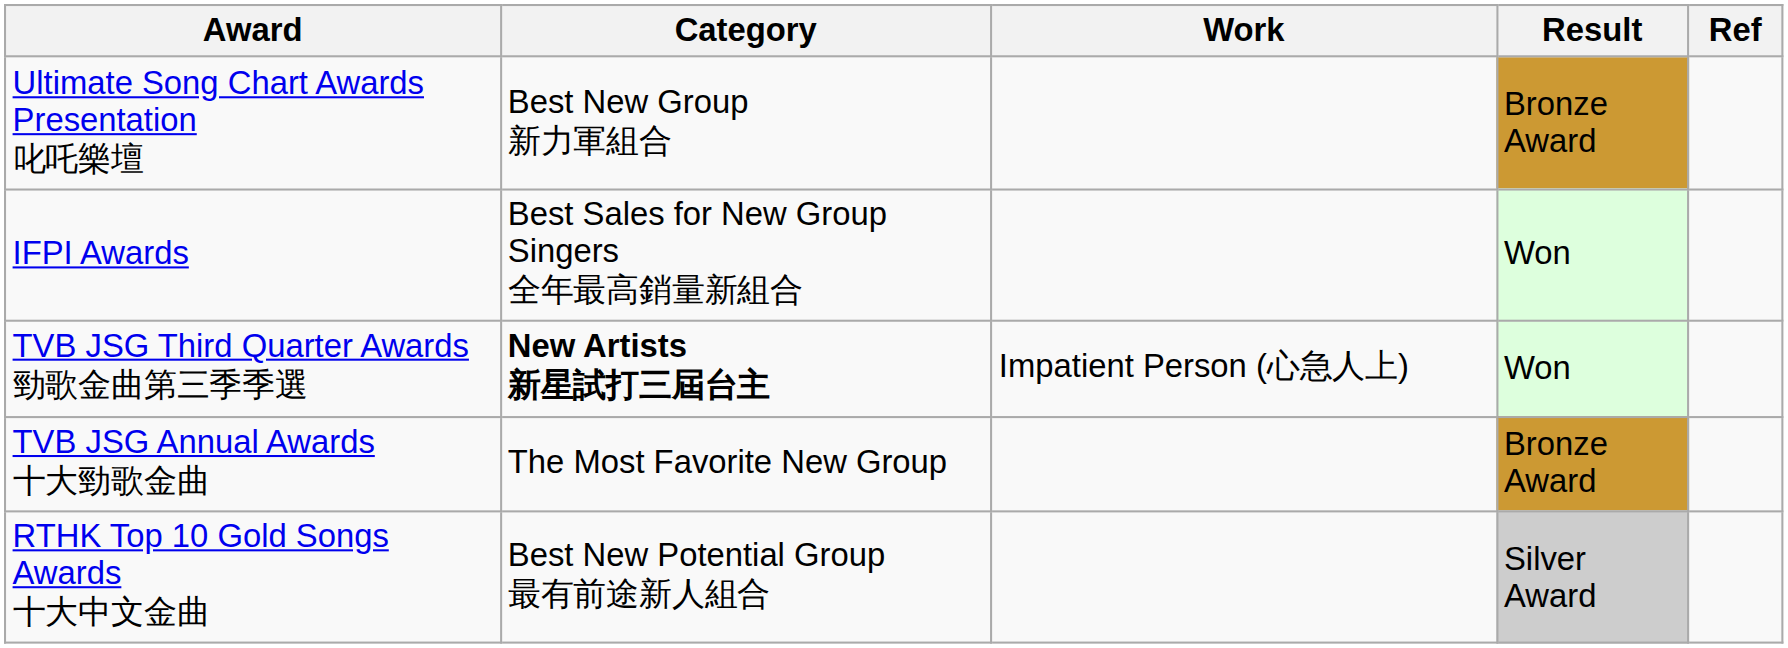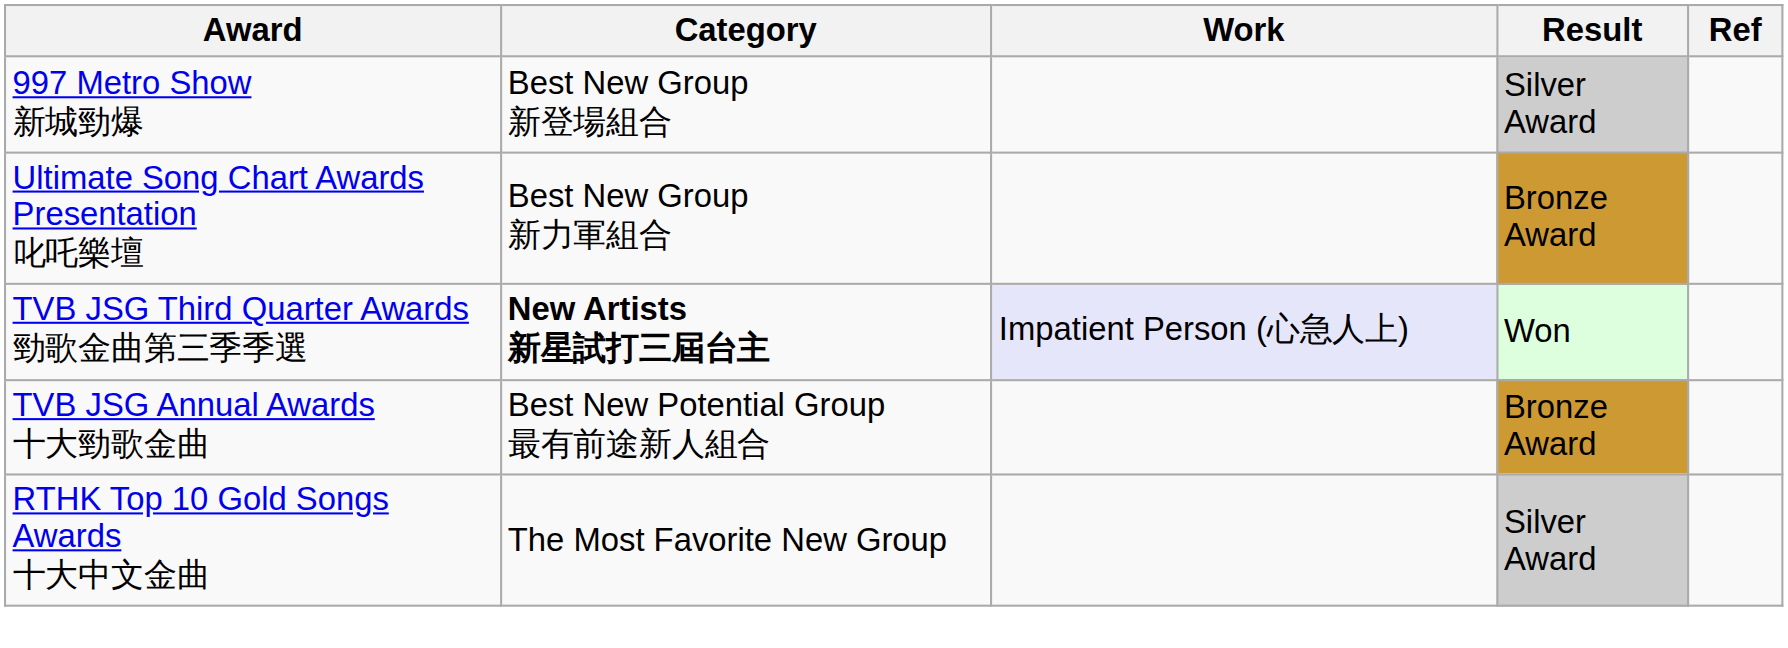+ row: (132, 102)
- row: (101, 254)
(1204, 366) no background -> (1204, 330) lavender background
(727, 463) The Most Favorite New Group -> (696, 424) Best New Potential Group 最有前途新人組合
(696, 574) Best New Potential Group 最有前途新人組合 -> (727, 539) The Most Favorite New Group
